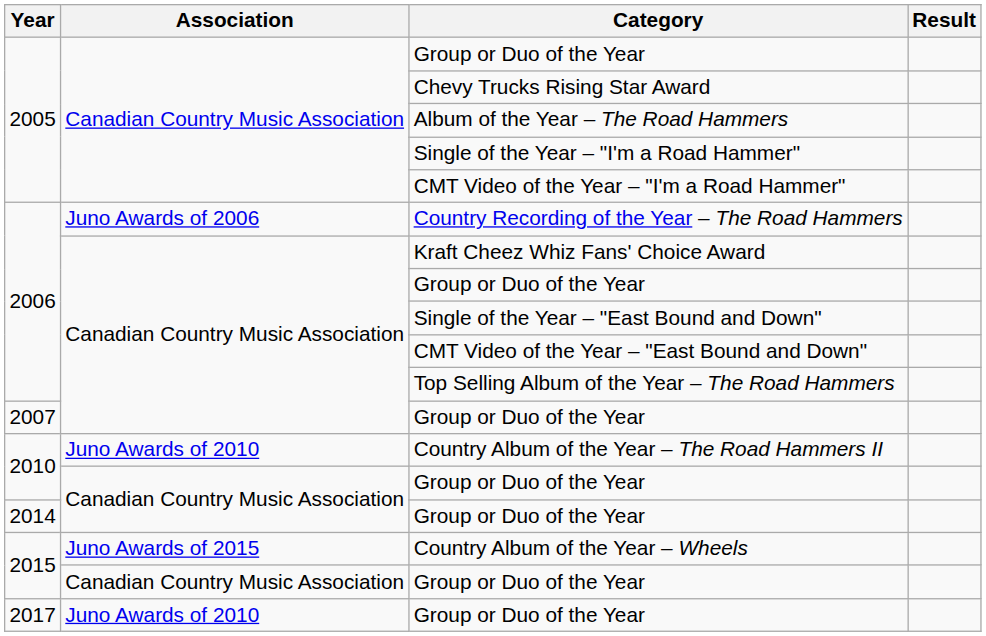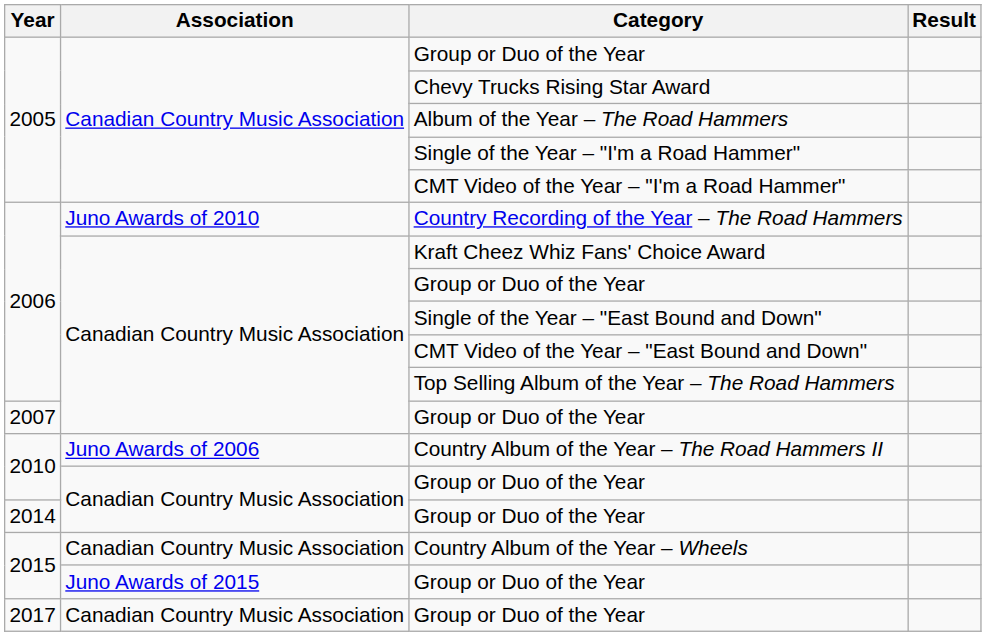(162, 218) Juno Awards of 2006 -> (162, 218) Juno Awards of 2010
(162, 449) Juno Awards of 2010 -> (162, 449) Juno Awards of 2006
(162, 548) Juno Awards of 2015 -> (235, 548) Canadian Country Music Association
(235, 581) Canadian Country Music Association -> (162, 581) Juno Awards of 2015
(162, 614) Juno Awards of 2010 -> (235, 614) Canadian Country Music Association
